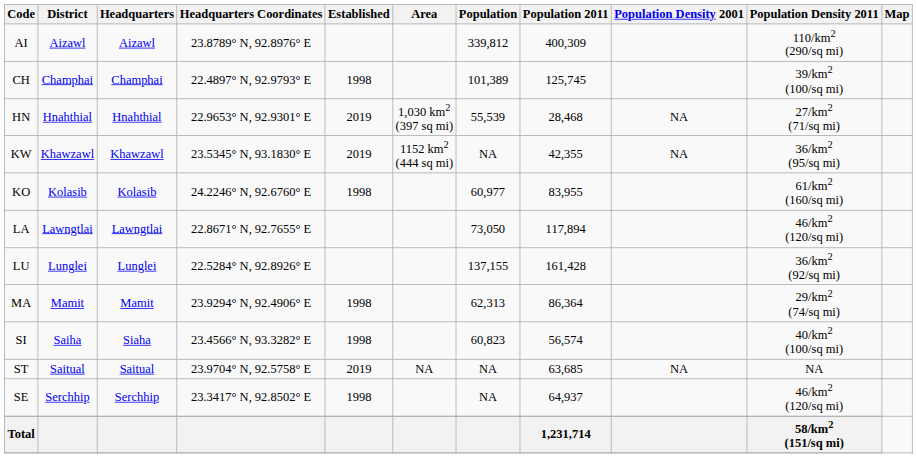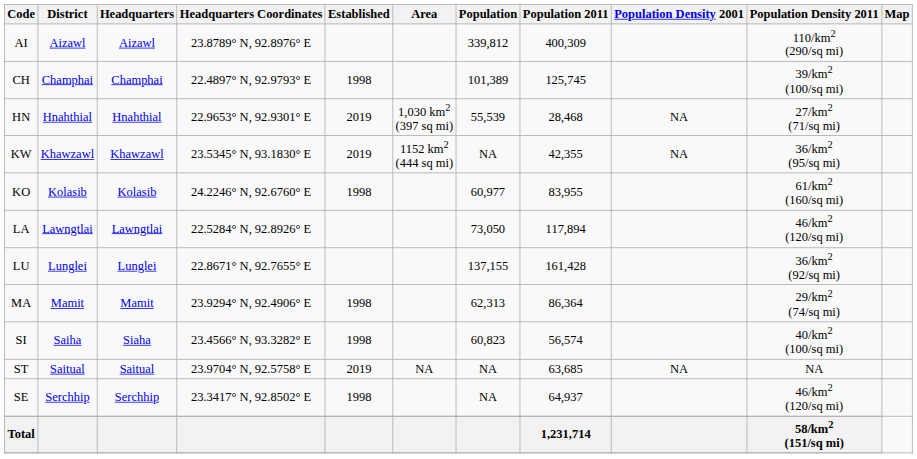(251, 228) 22.8671° N, 92.7655° E -> (251, 228) 22.5284° N, 92.8926° E
(251, 266) 22.5284° N, 92.8926° E -> (251, 266) 22.8671° N, 92.7655° E
